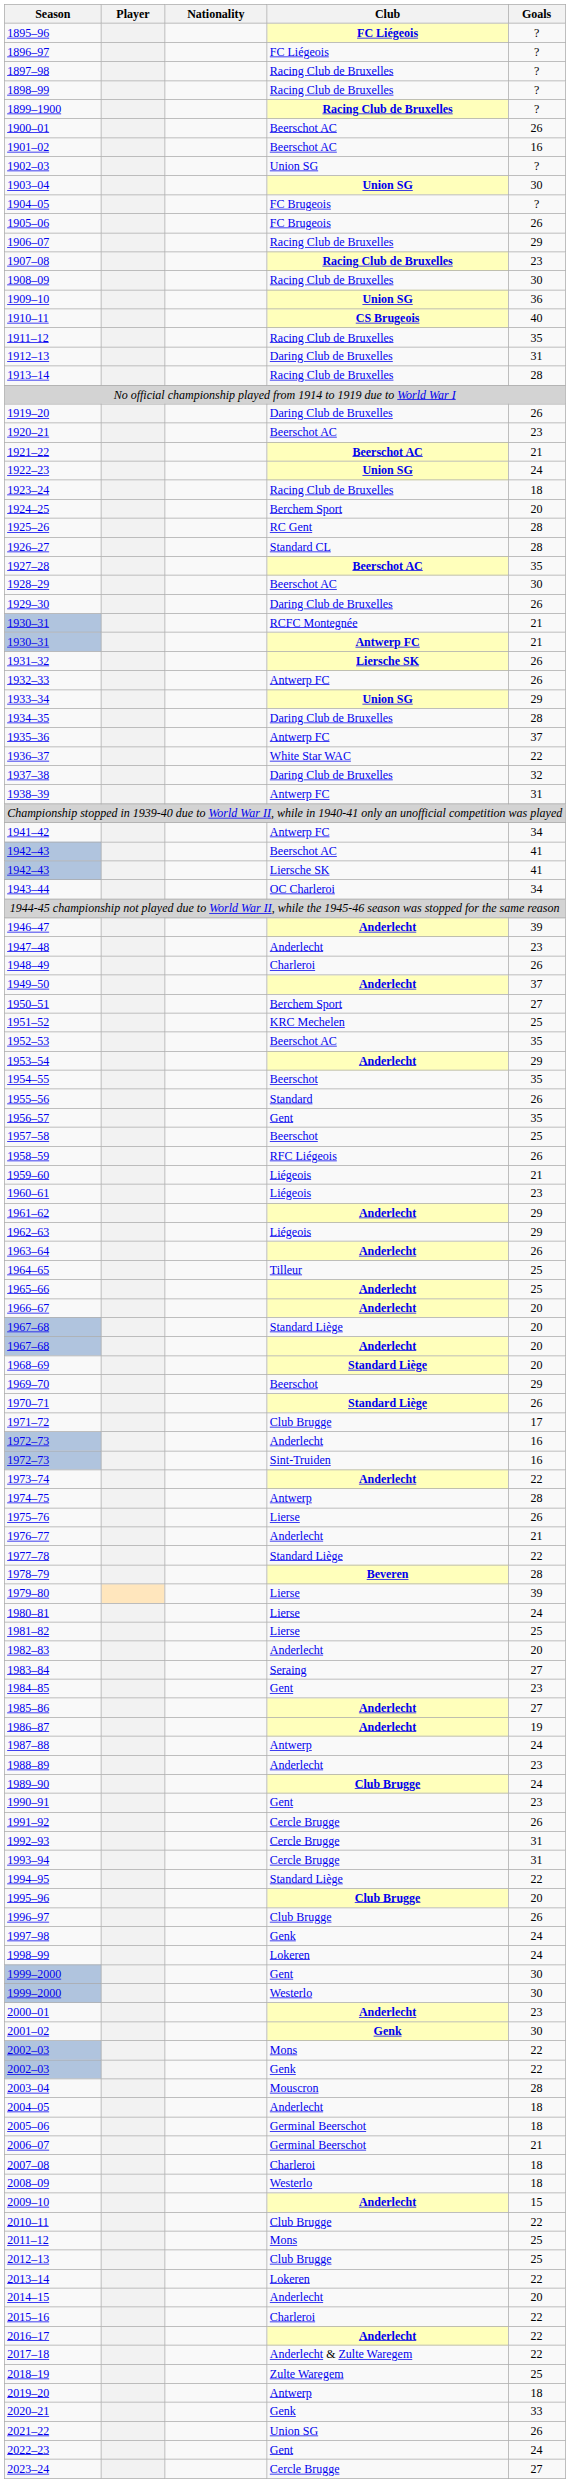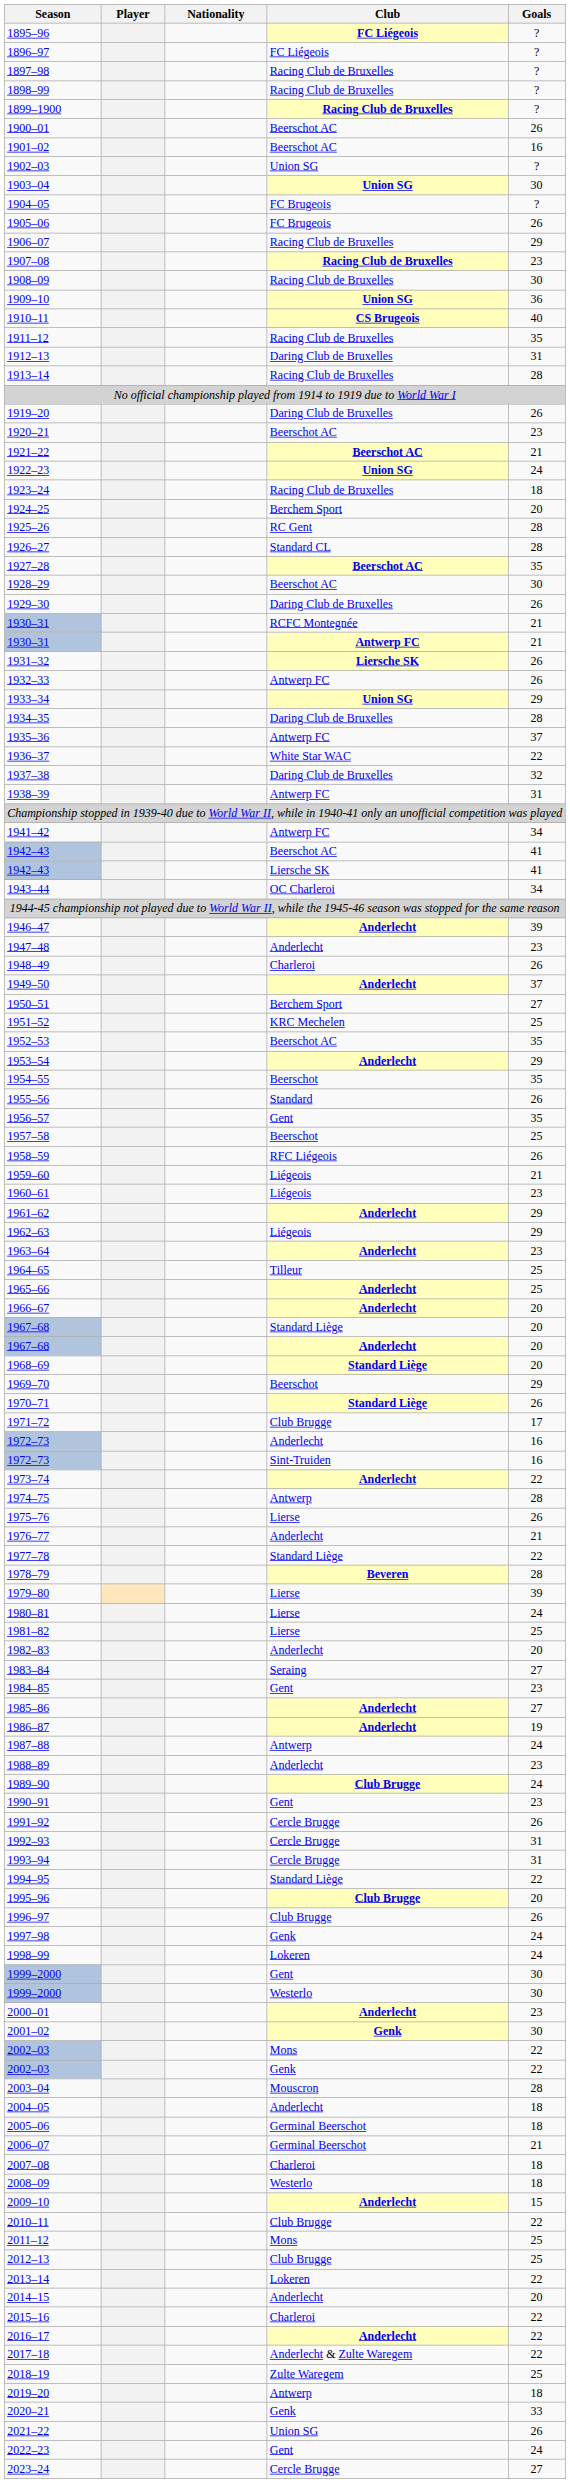(537, 1251) 26 -> (537, 1251) 23
